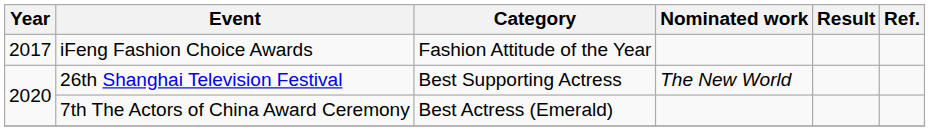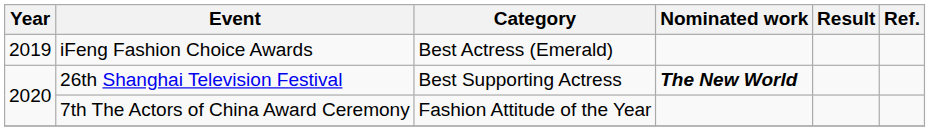(30, 49) 2017 -> (30, 49) 2019
(535, 49) Fashion Attitude of the Year -> (516, 49) Best Actress (Emerald)
(726, 79) normal -> (729, 79) bold
(516, 110) Best Actress (Emerald) -> (535, 110) Fashion Attitude of the Year
